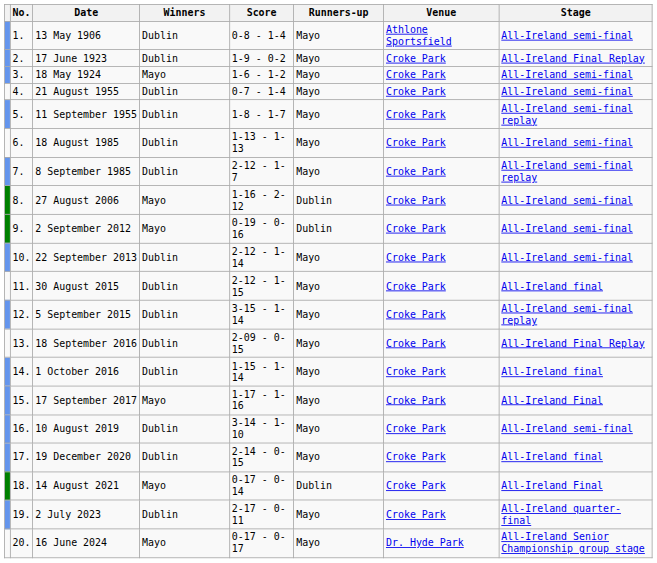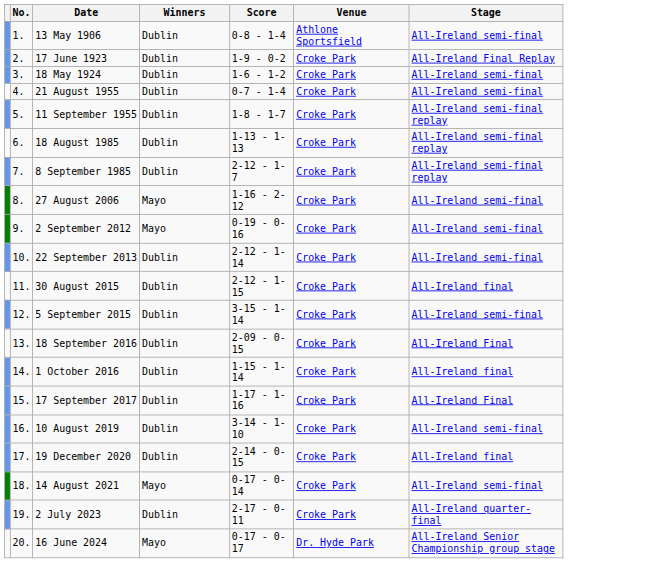- column: (339, 12)
(154, 74) Mayo -> (160, 74) Dublin
(567, 142) All-Ireland semi-final -> (477, 142) All-Ireland semi-final replay
(567, 314) All-Ireland semi-final replay -> (477, 314) All-Ireland semi-final
(573, 343) All-Ireland Final Replay -> (462, 343) All-Ireland Final
(154, 400) Mayo -> (160, 400) Dublin
(552, 486) All-Ireland Final -> (477, 486) All-Ireland semi-final
